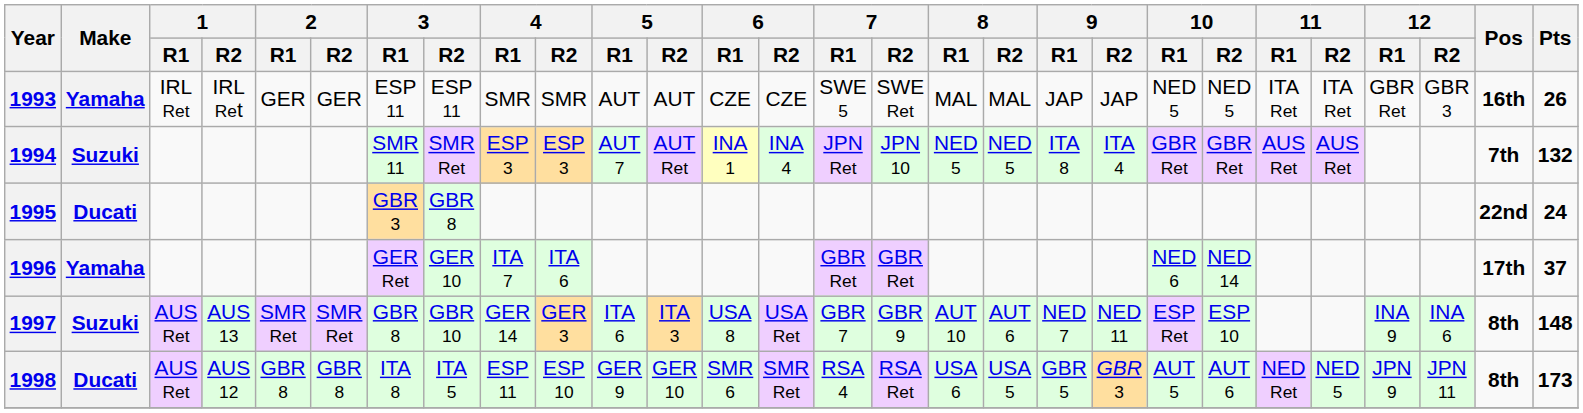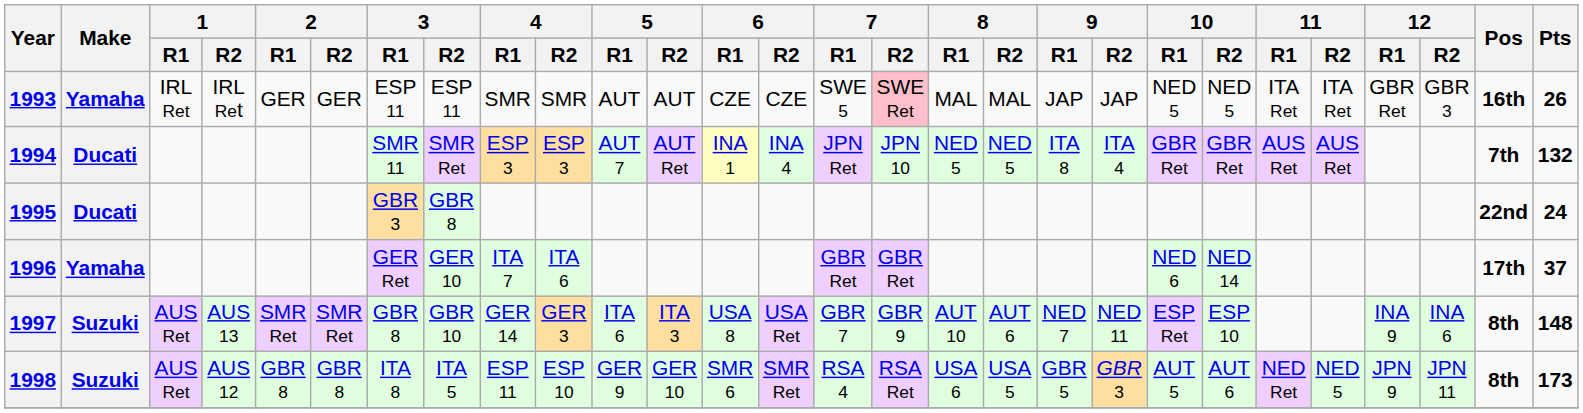(900, 99) no background -> (900, 99) pink background
(105, 155) Suzuki -> (105, 155) Ducati
(105, 380) Ducati -> (105, 380) Suzuki
